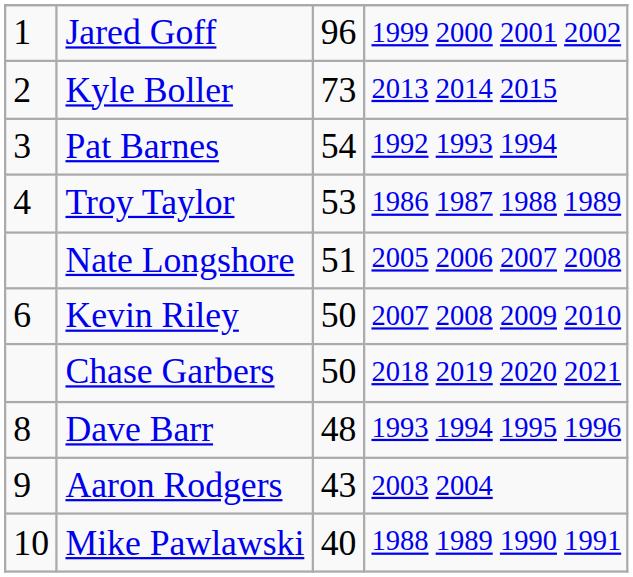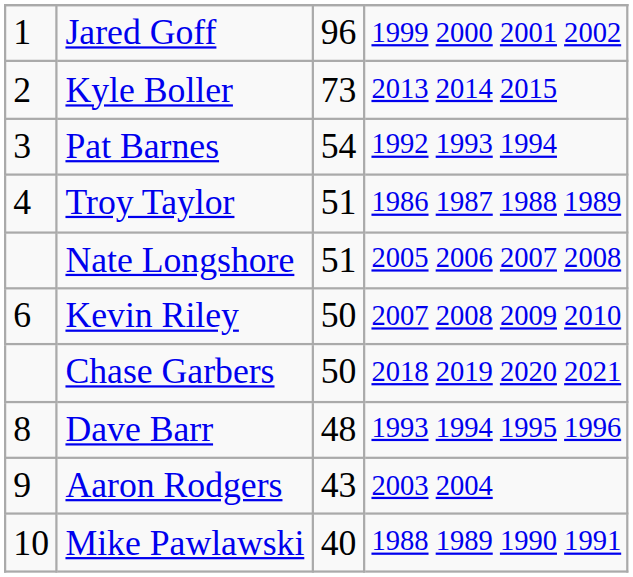(339, 202) 53 -> (339, 202) 51
